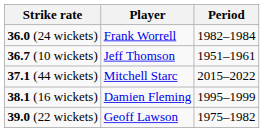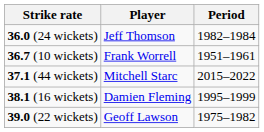(140, 35) Frank Worrell -> (139, 35) Jeff Thomson
(139, 55) Jeff Thomson -> (140, 55) Frank Worrell
